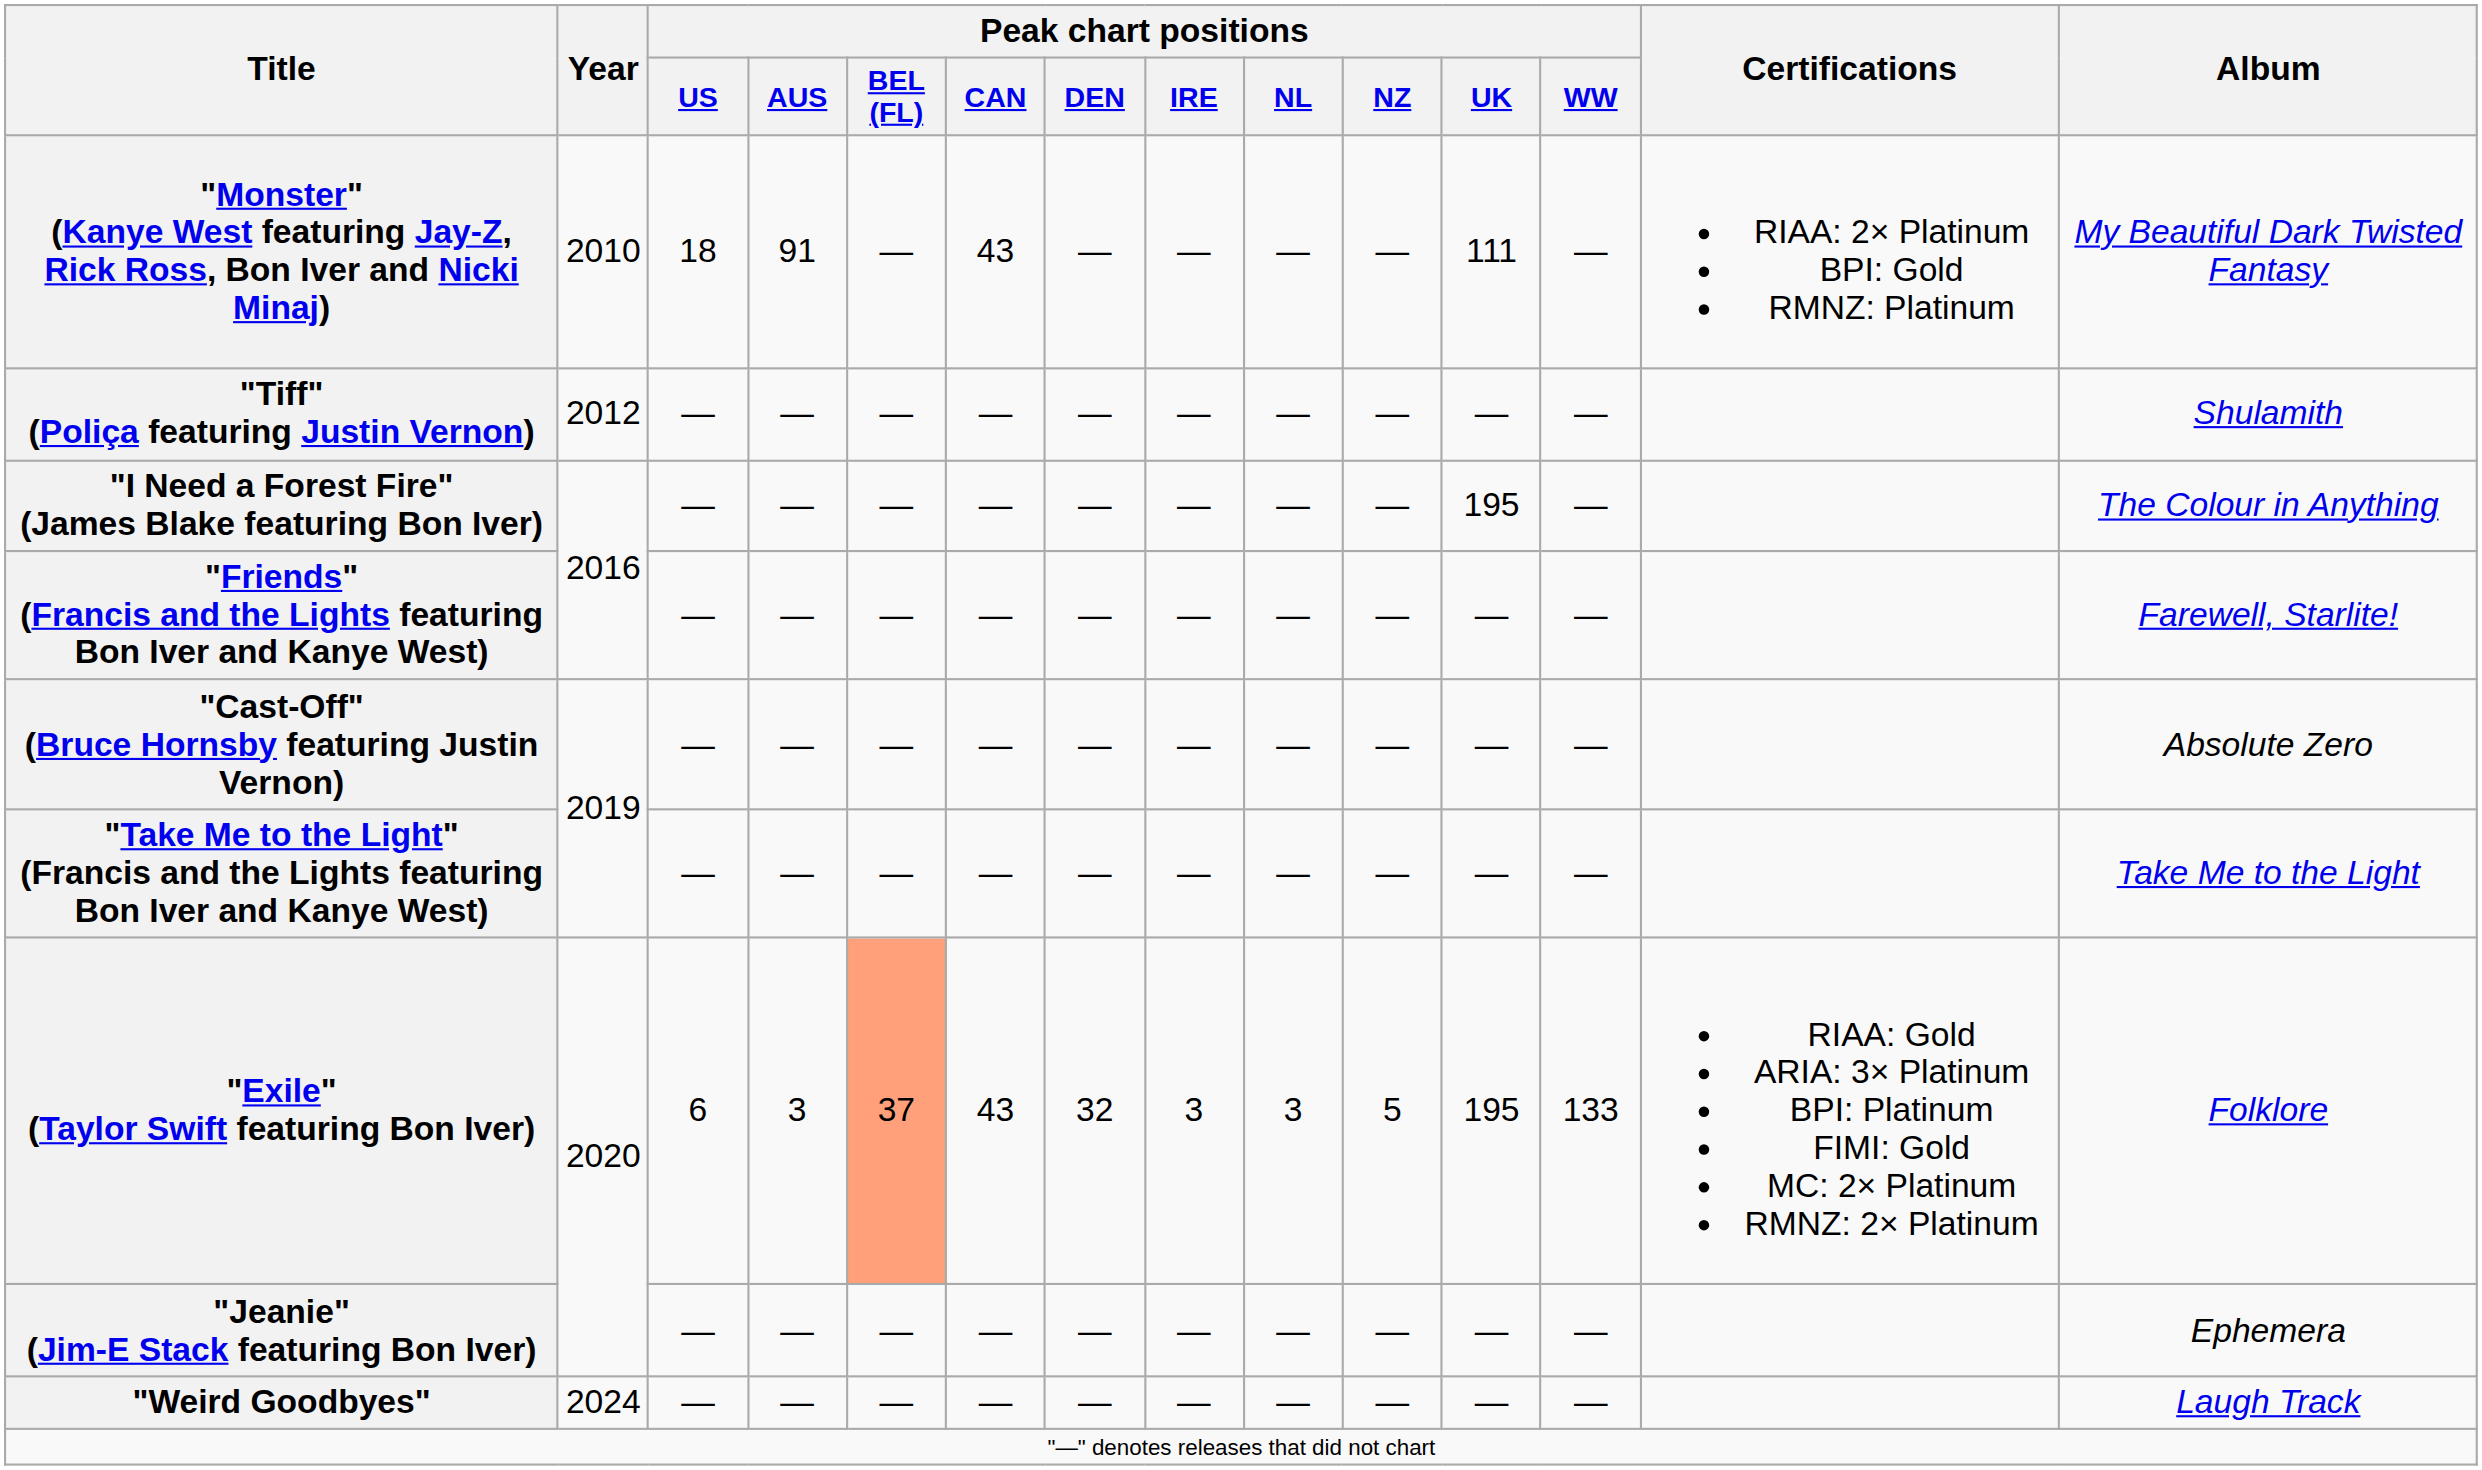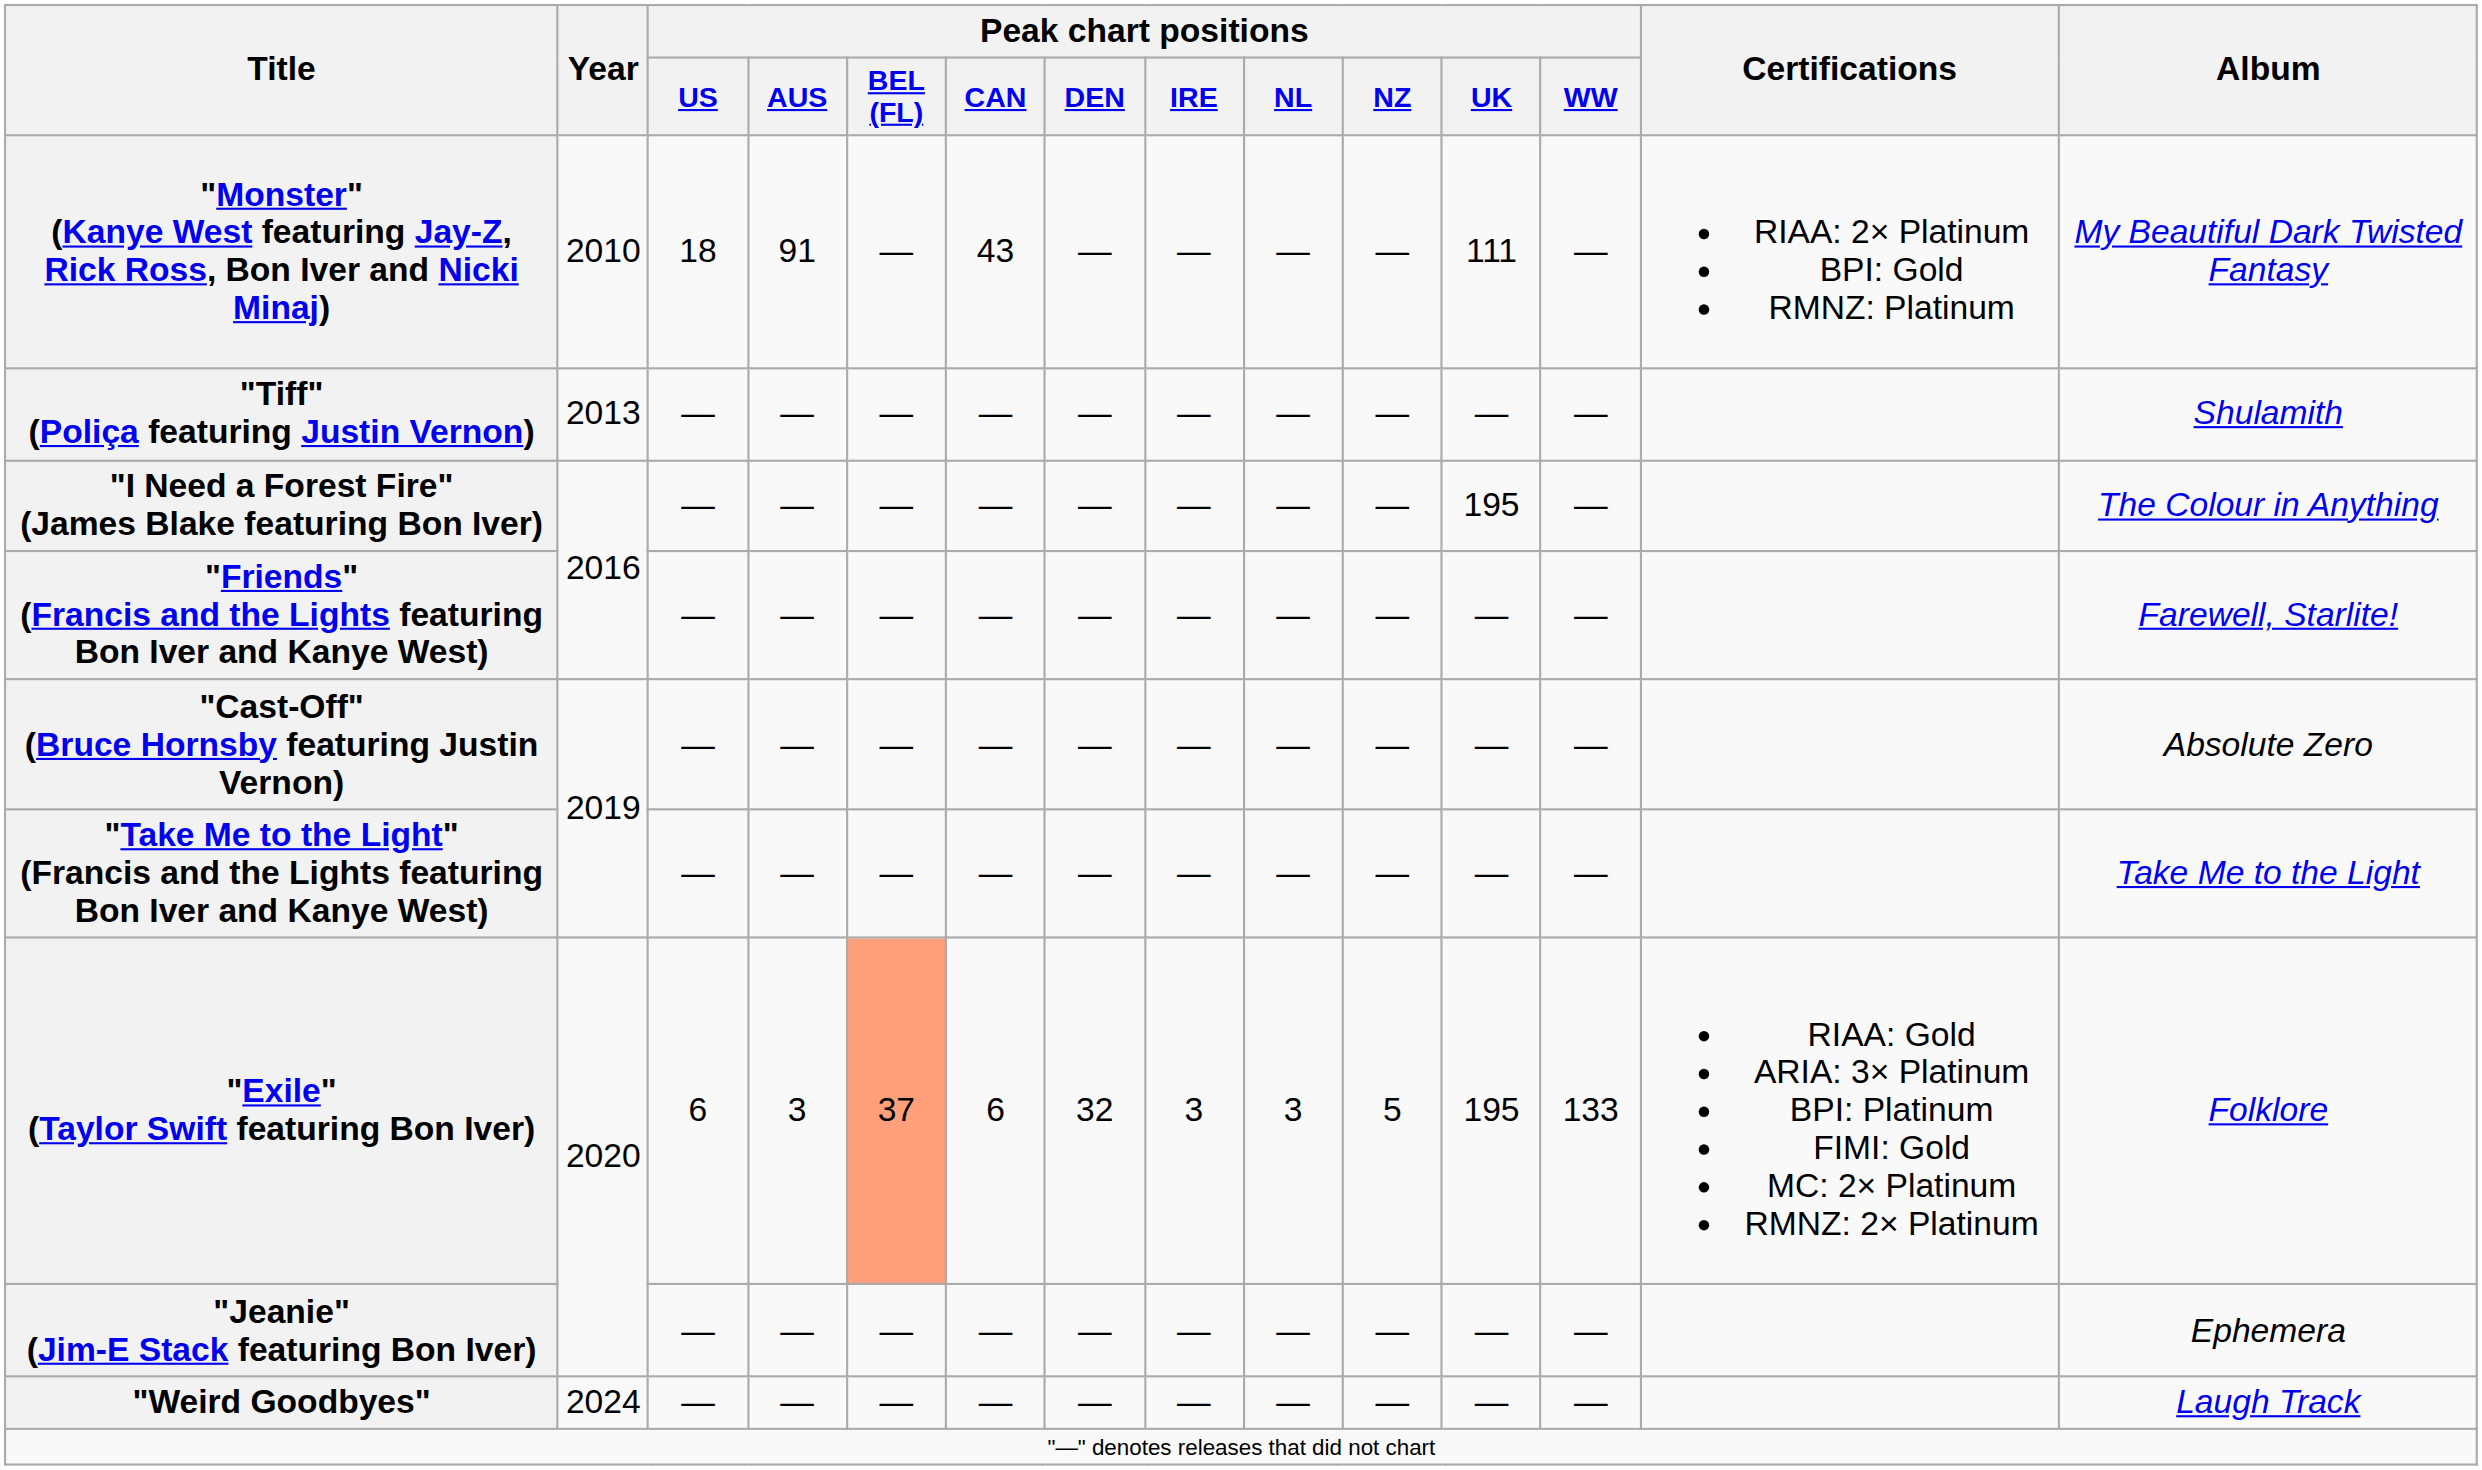(603, 413) 2012 -> (603, 413) 2013
(996, 1110) 43 -> (996, 1110) 6
